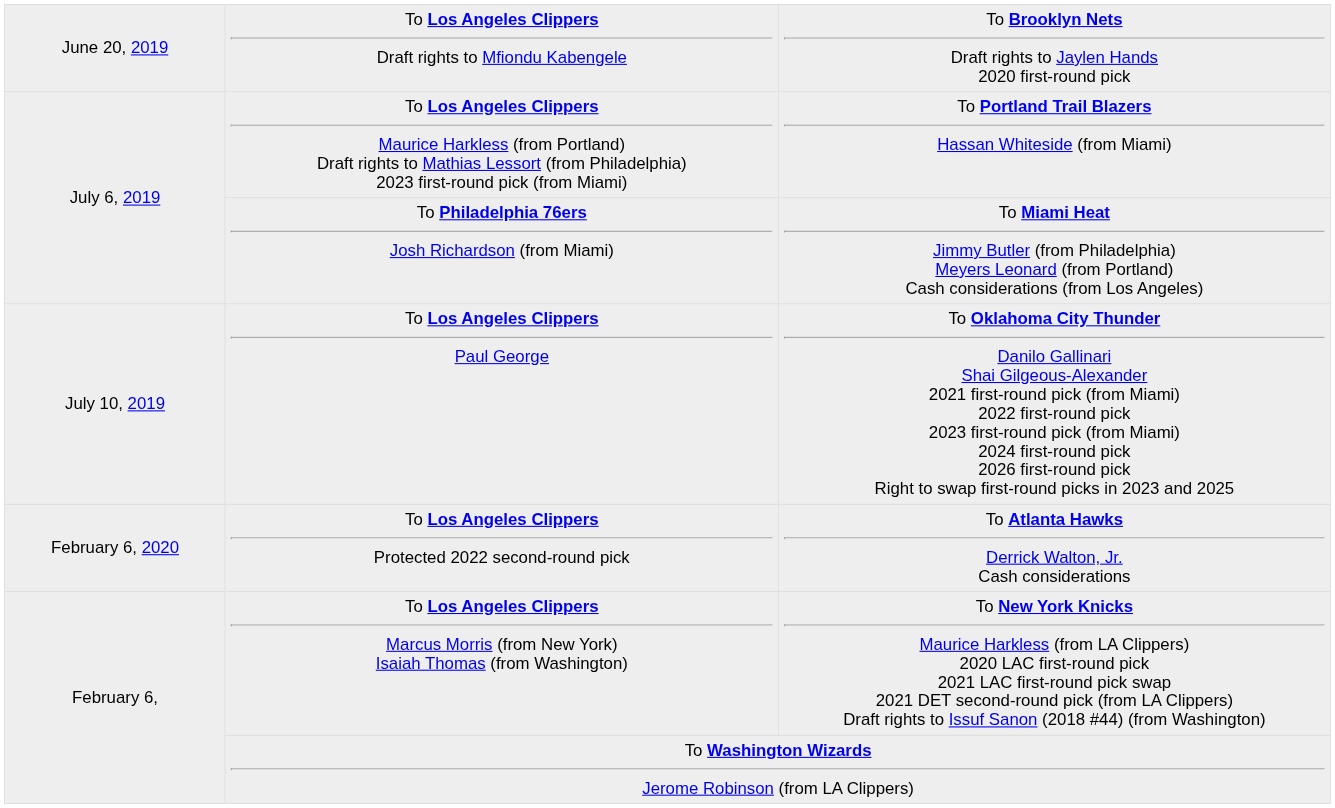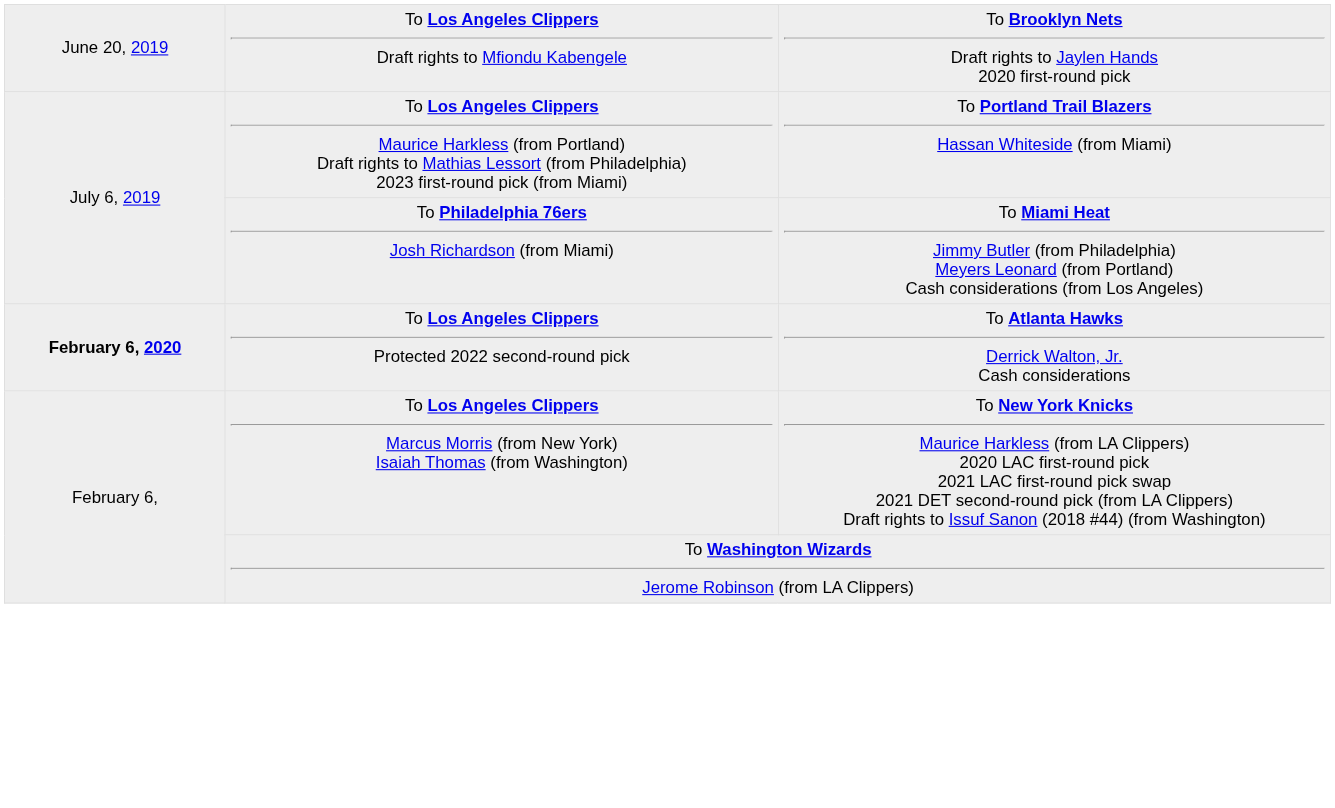- row: (502, 337)
(115, 547) normal -> (115, 347) bold
